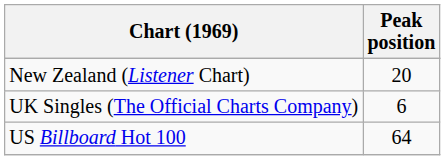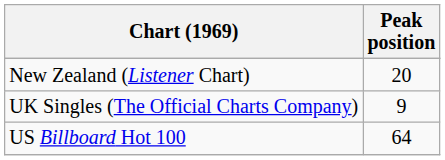(401, 106) 6 -> (401, 106) 9
